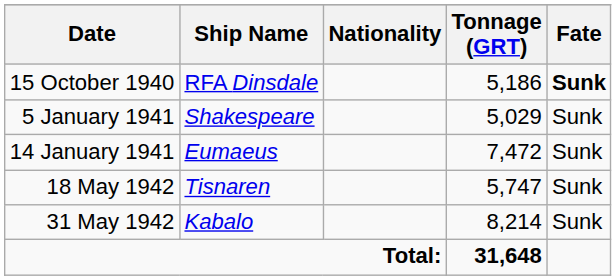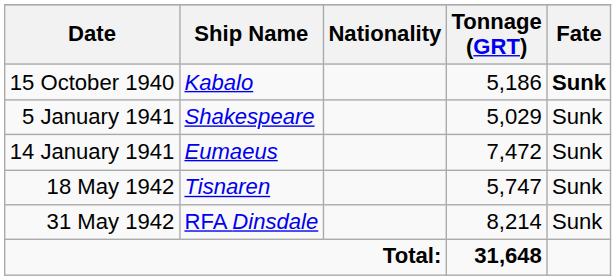(251, 81) RFA Dinsdale -> (219, 81) Kabalo
(219, 221) Kabalo -> (251, 221) RFA Dinsdale
